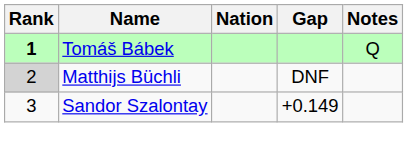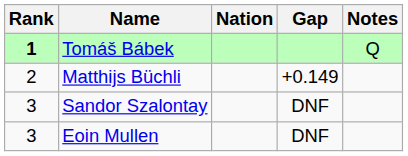(31, 77) lightgrey background -> (31, 77) no background
(310, 77) DNF -> (310, 77) +0.149
(310, 106) +0.149 -> (310, 106) DNF
+ row: (110, 135)
